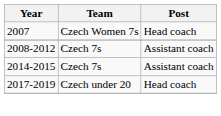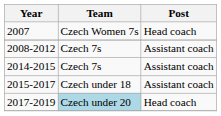+ row: (31, 84)
(96, 84) no background -> (96, 102) lightblue background
